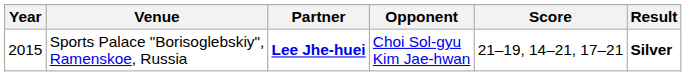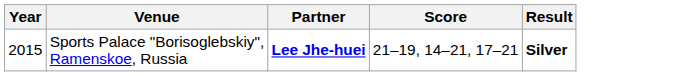- column: (422, 17)
